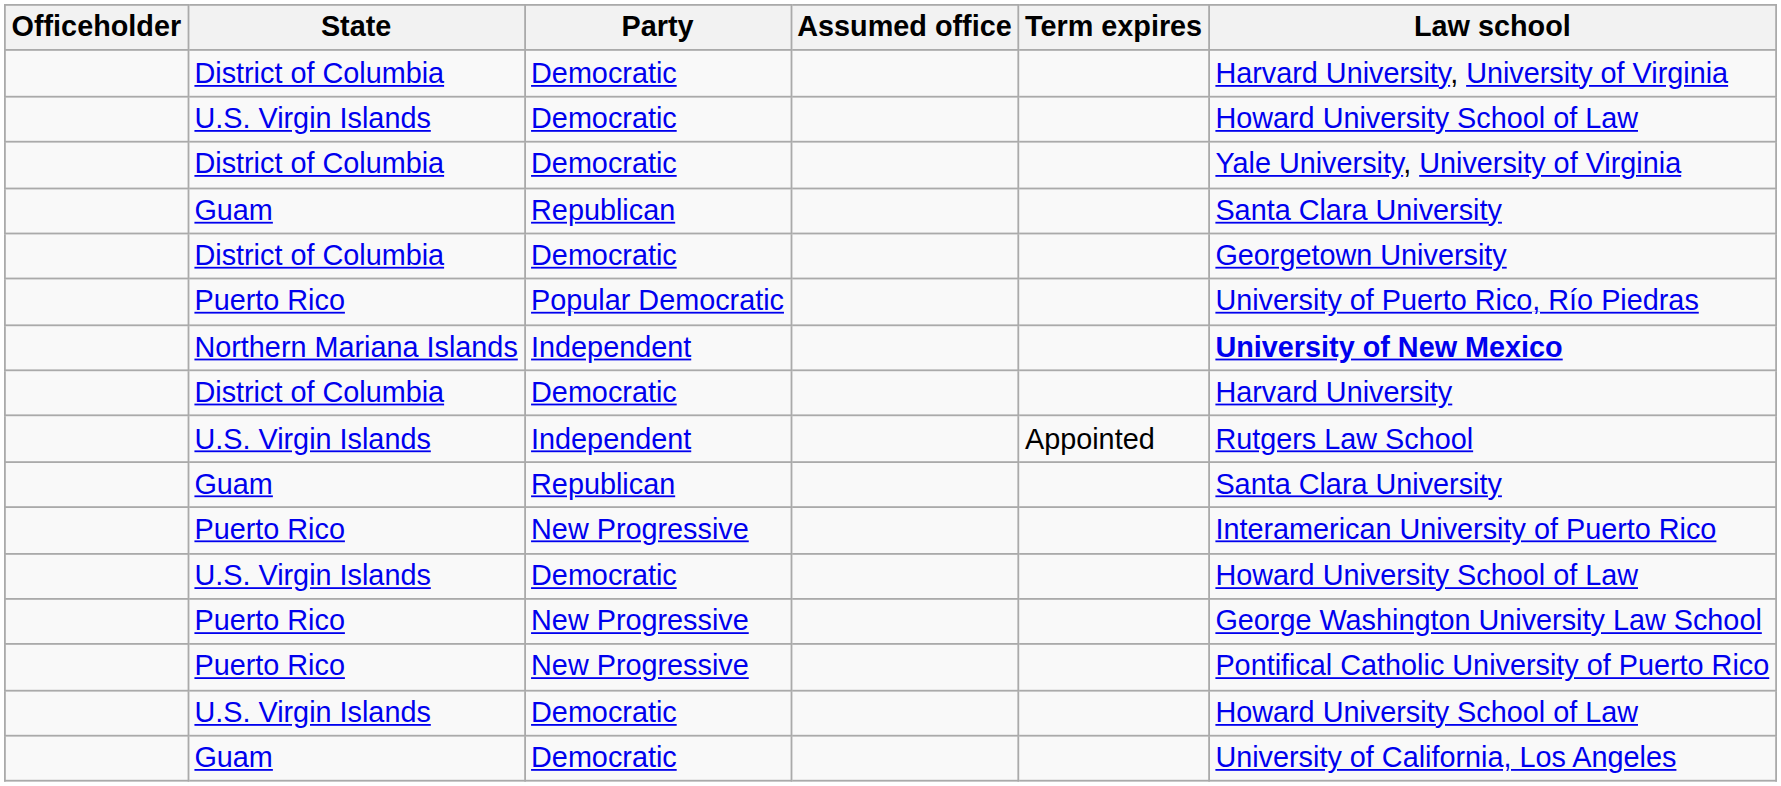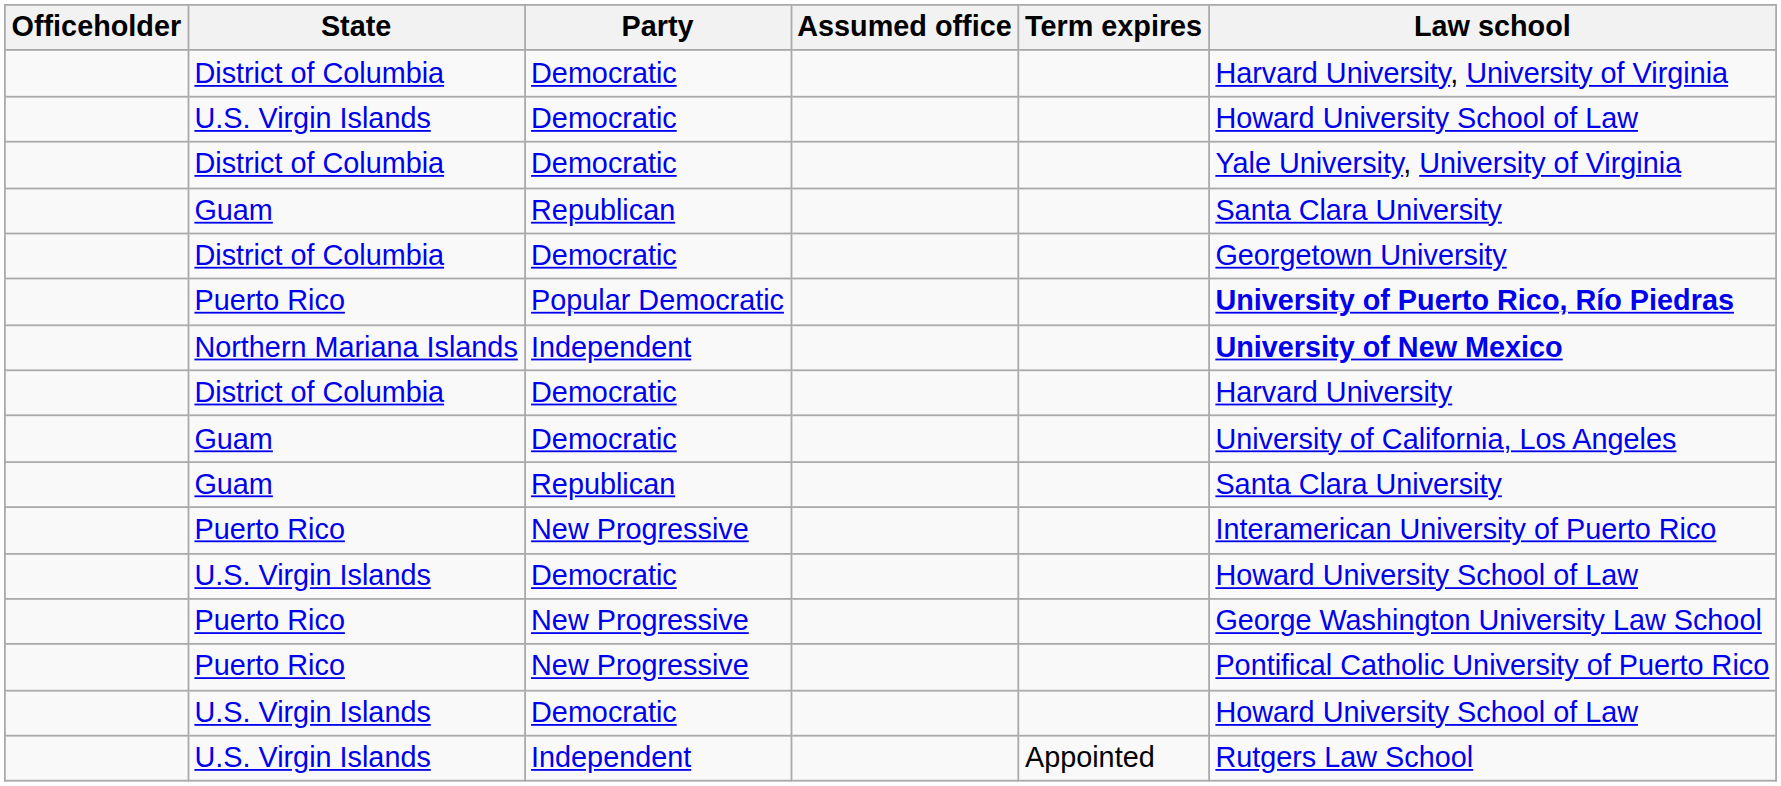(1457, 301) normal -> (1475, 301) bold
rows swapped: (234, 758) <-> (313, 438)
